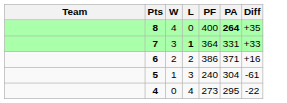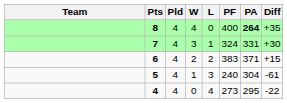+ column: (175, 12)
(191, 43) bold -> (211, 43) normal
(210, 43) 364 -> (230, 43) 324
(252, 43) +33 -> (272, 43) +30
(210, 59) 386 -> (230, 59) 383
(252, 59) +16 -> (272, 59) +15
